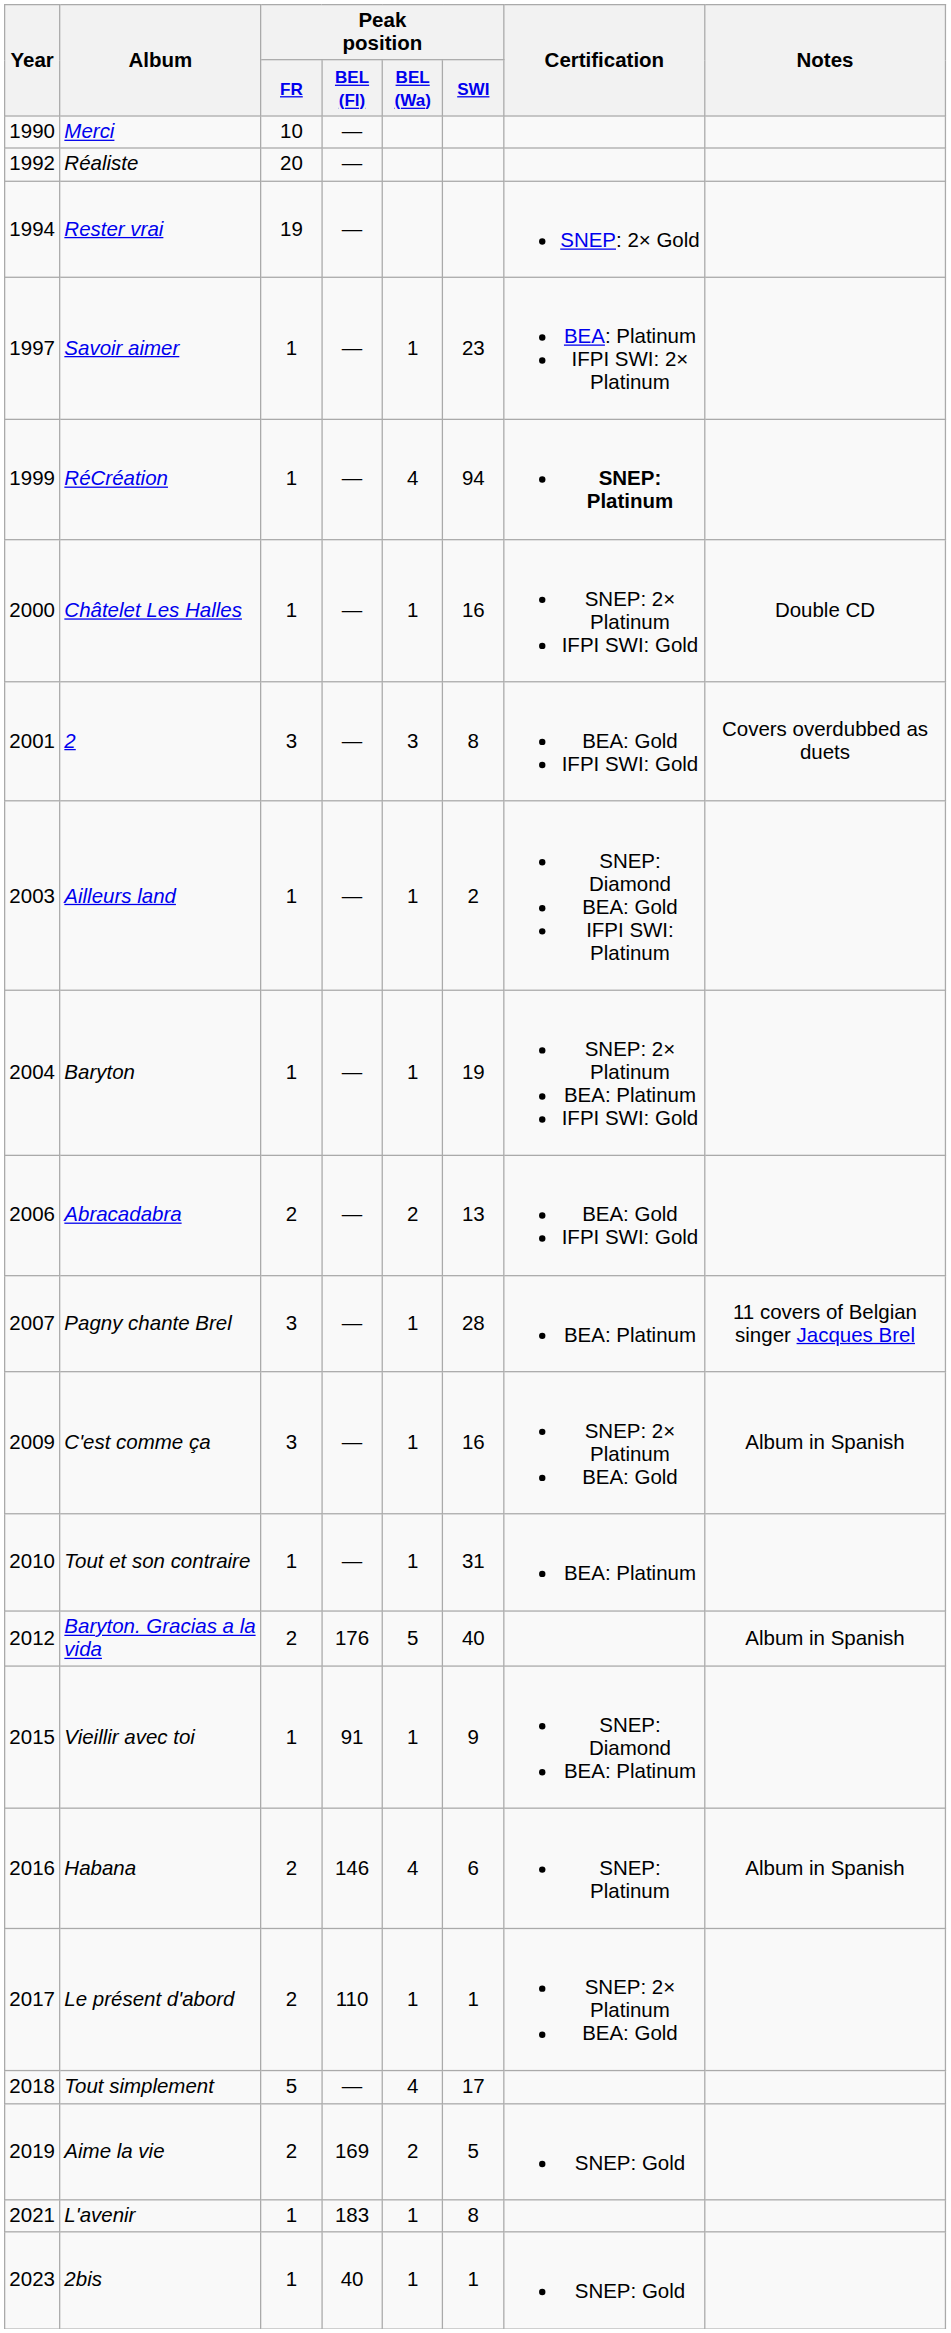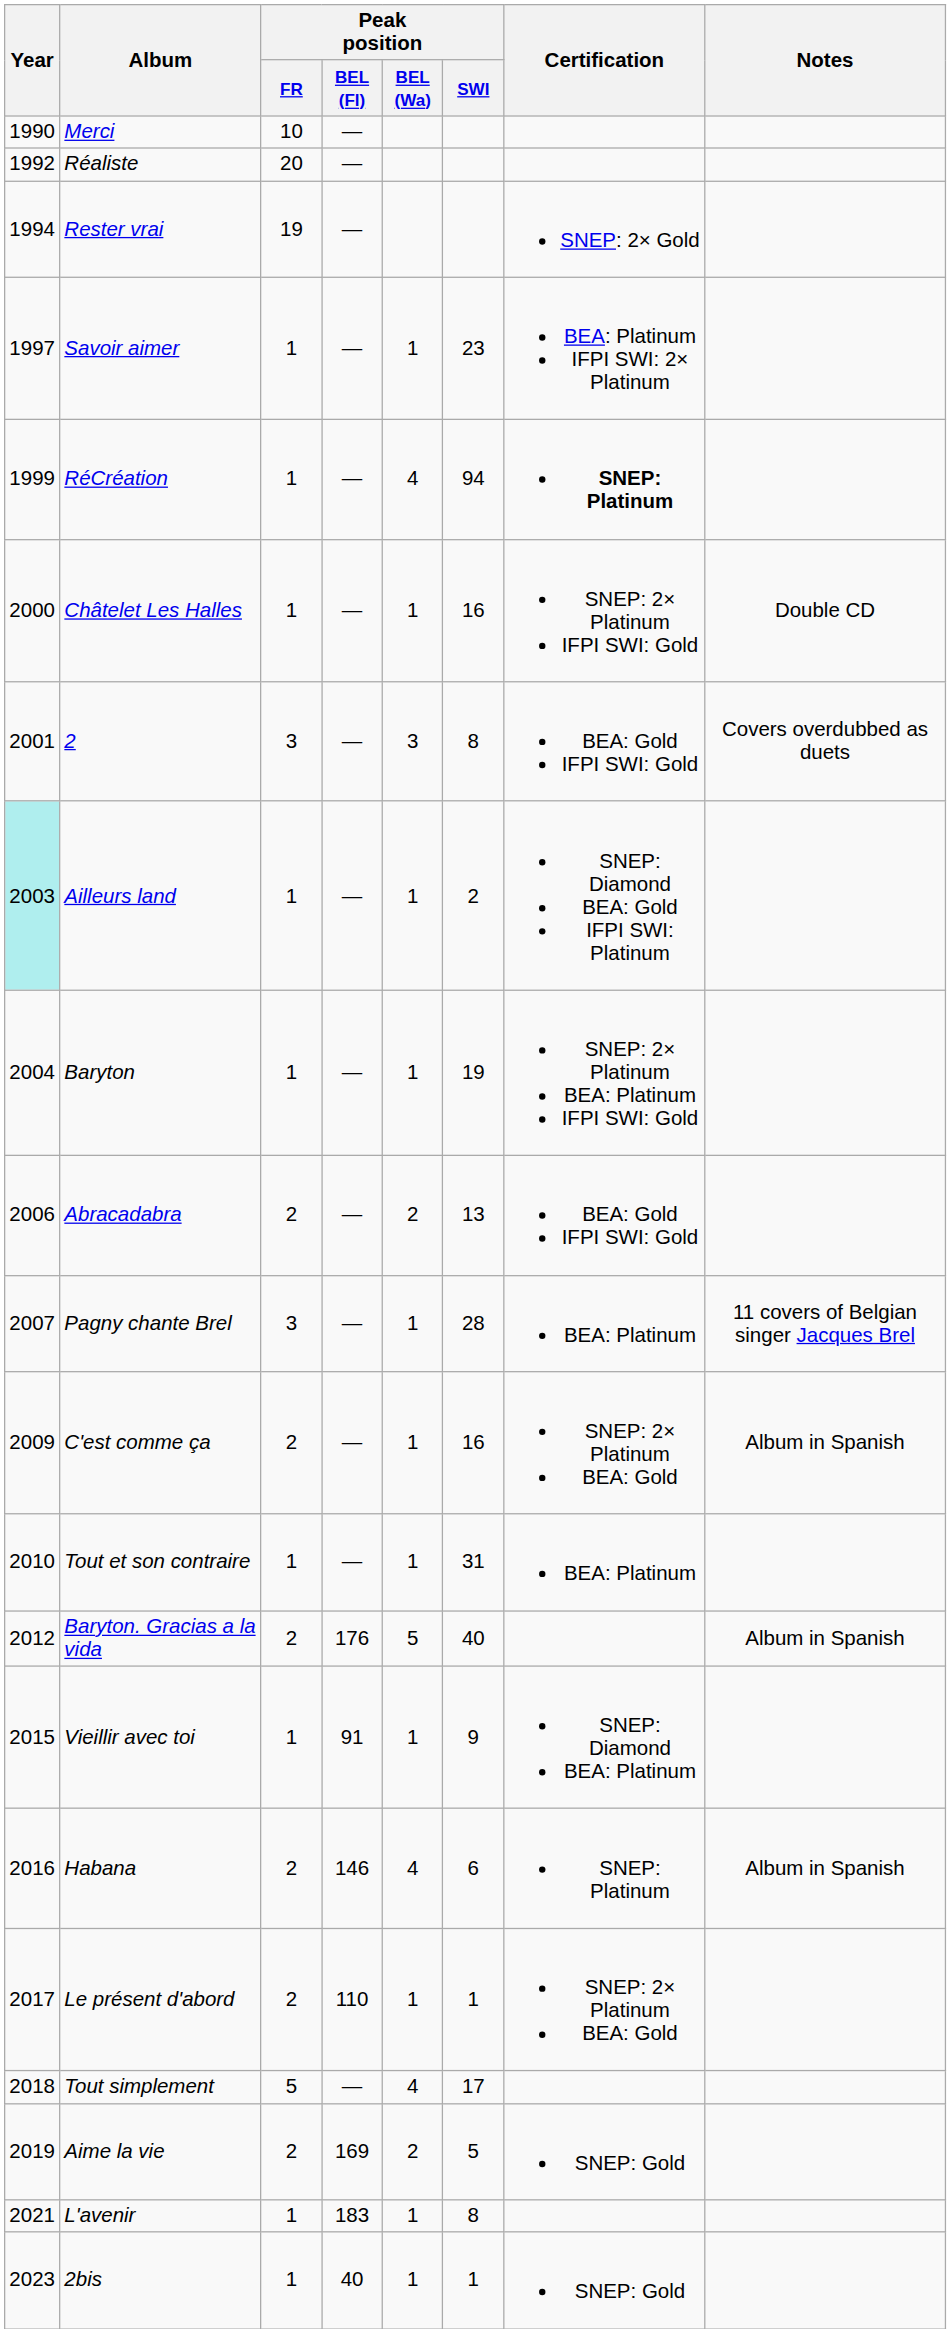(32, 895) no background -> (32, 895) paleturquoise background
(291, 1442) 3 -> (291, 1442) 2
